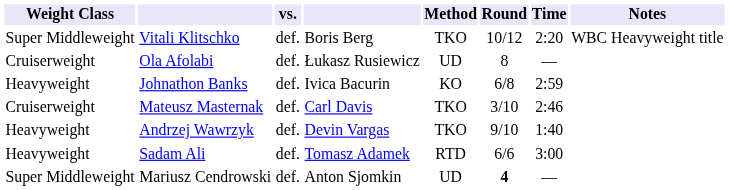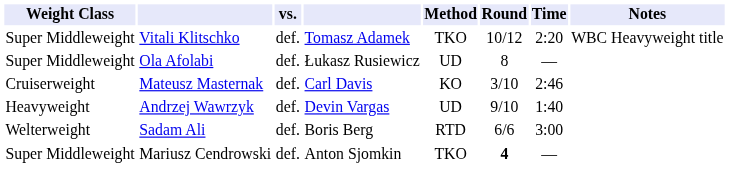(339, 37) Boris Berg -> (357, 37) Tomasz Adamek
(50, 61) Cruiserweight -> (70, 61) Super Middleweight
- row: (193, 84)
(451, 107) TKO -> (451, 84) KO
(451, 130) TKO -> (451, 107) UD
(48, 153) Heavyweight -> (48, 130) Welterweight
(357, 153) Tomasz Adamek -> (339, 130) Boris Berg
(451, 177) UD -> (451, 153) TKO
